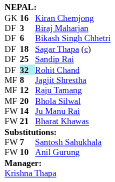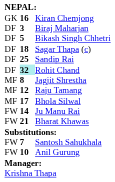(22, 38) 6 -> (22, 38) 5
(24, 101) 20 -> (24, 101) 17
